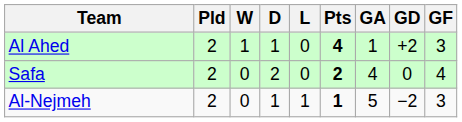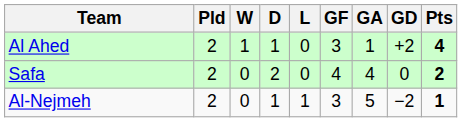columns swapped: (441, 18) <-> (338, 18)
